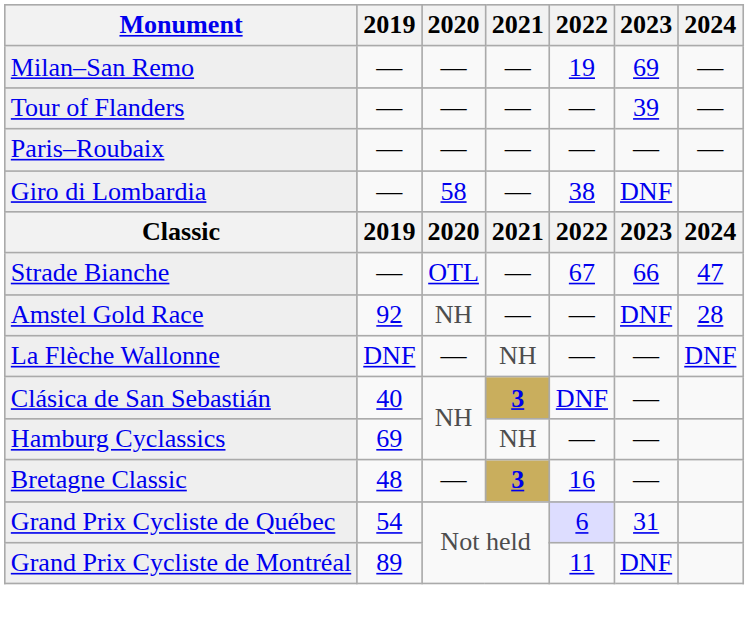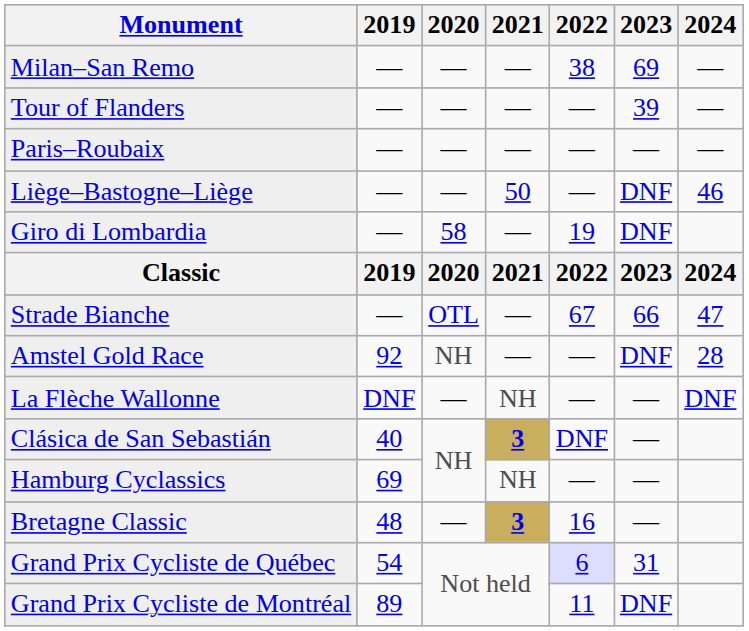(582, 66) 19 -> (582, 66) 38
+ row: (132, 190)
(582, 190) 38 -> (582, 231) 19
